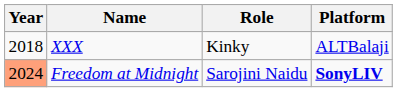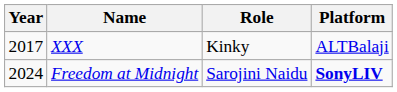(26, 45) 2018 -> (26, 45) 2017
(26, 73) lightsalmon background -> (26, 73) no background
